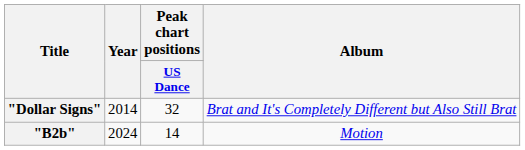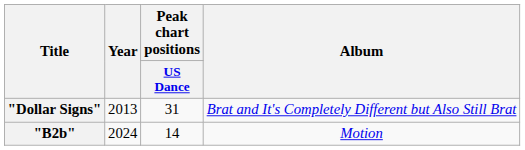(123, 110) 2014 -> (123, 110) 2013
(172, 110) 32 -> (172, 110) 31
